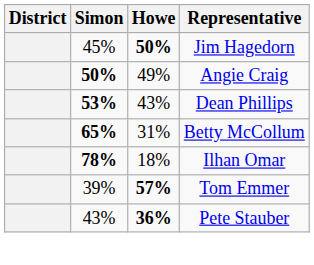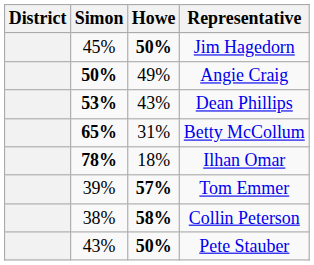+ row: (244, 217)
(154, 217) 36% -> (154, 246) 50%
